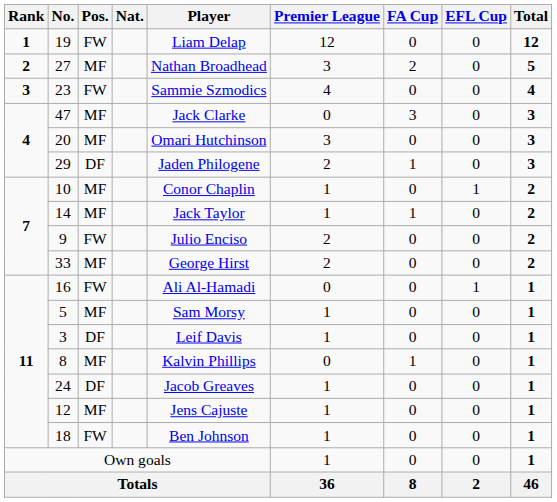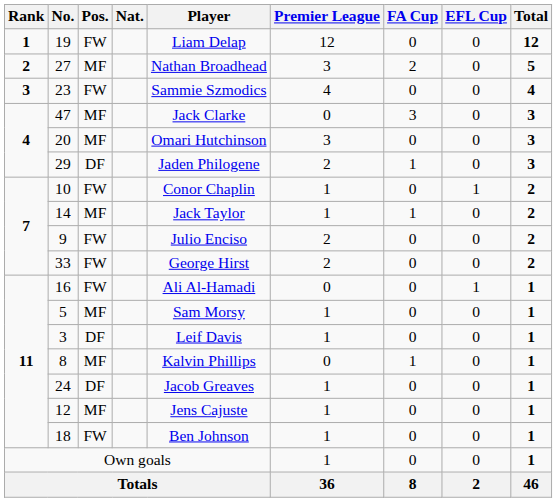(95, 189) MF -> (95, 189) FW
(95, 262) MF -> (95, 262) FW
